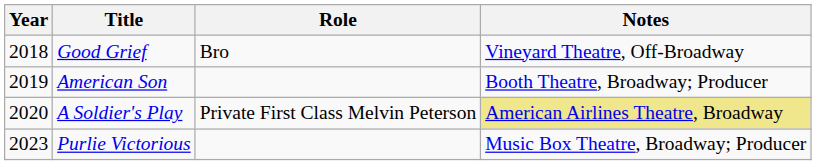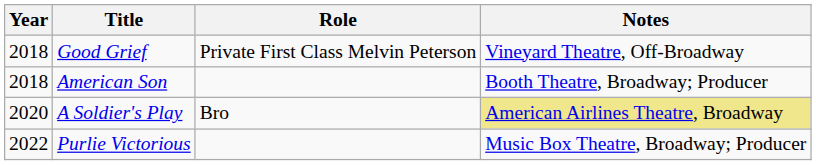(214, 50) Bro -> (338, 50) Private First Class Melvin Peterson
(29, 81) 2019 -> (29, 81) 2018
(338, 112) Private First Class Melvin Peterson -> (214, 112) Bro
(29, 143) 2023 -> (29, 143) 2022
